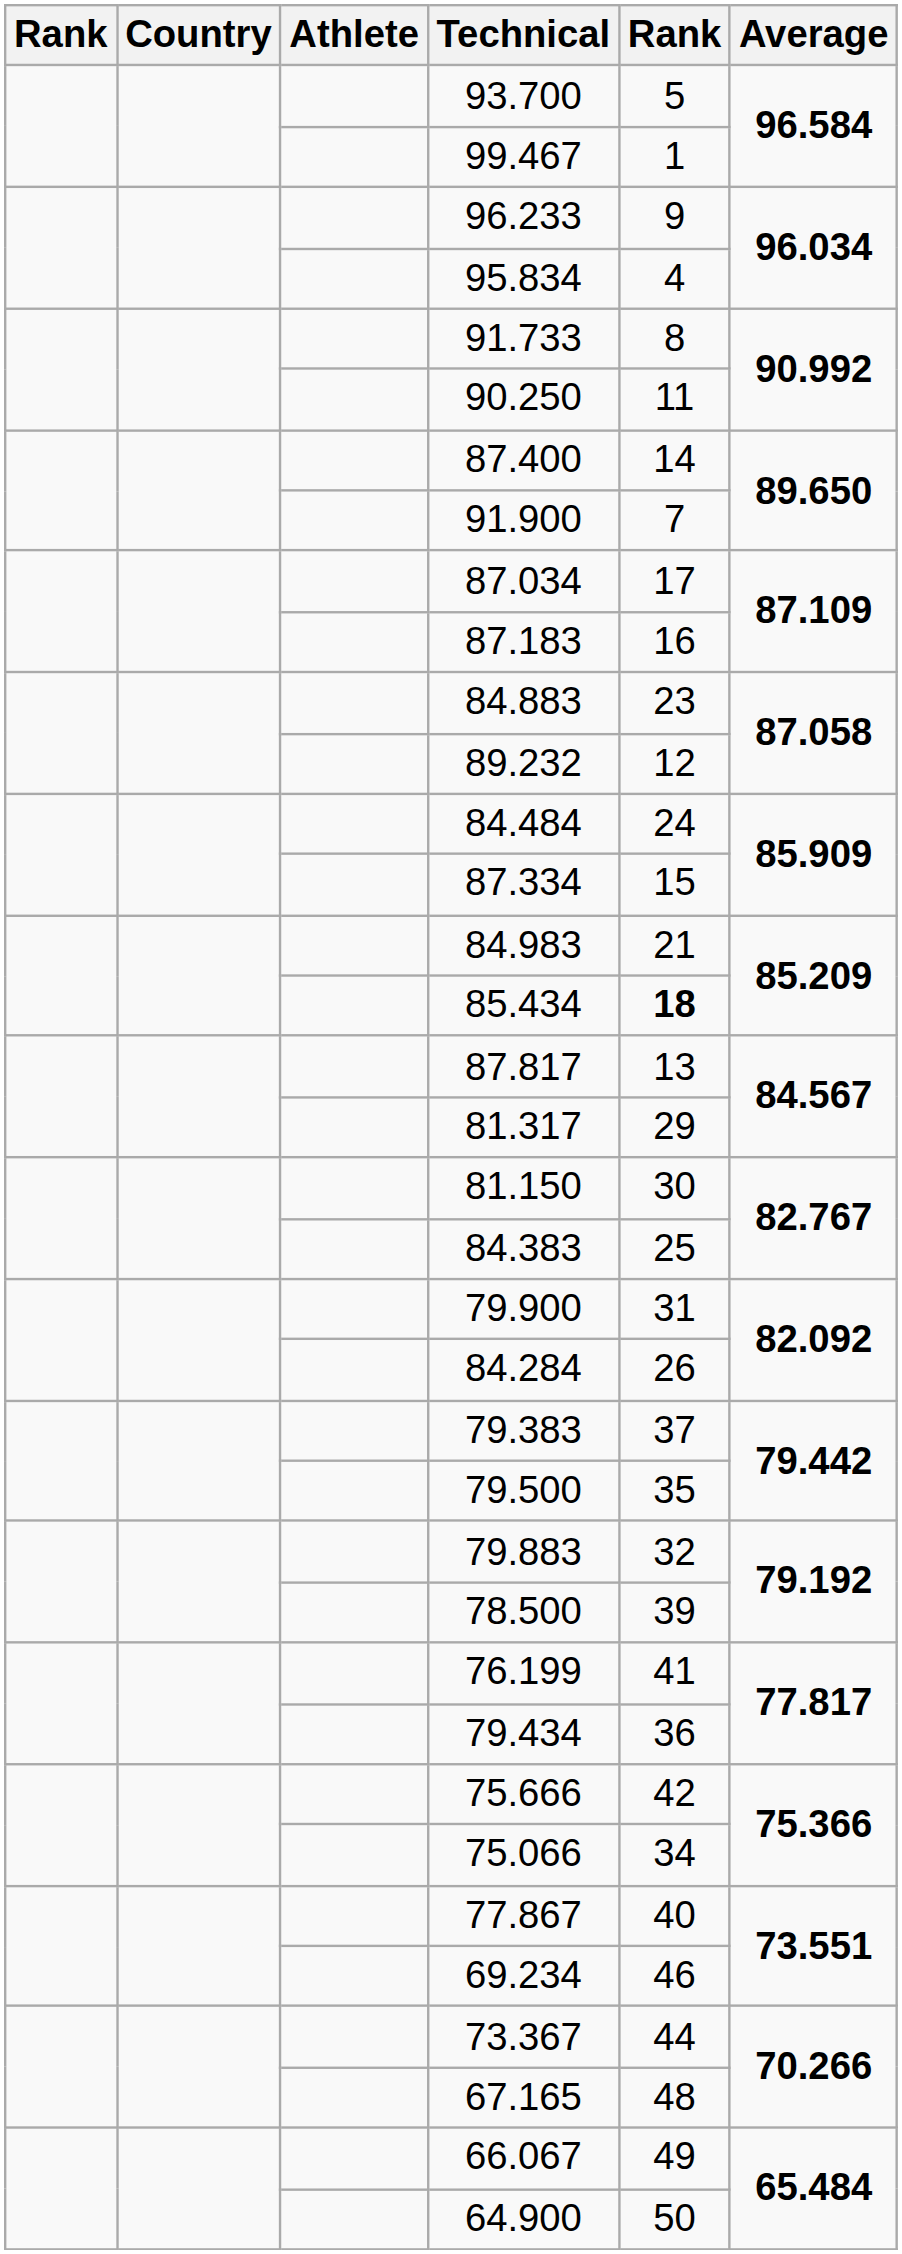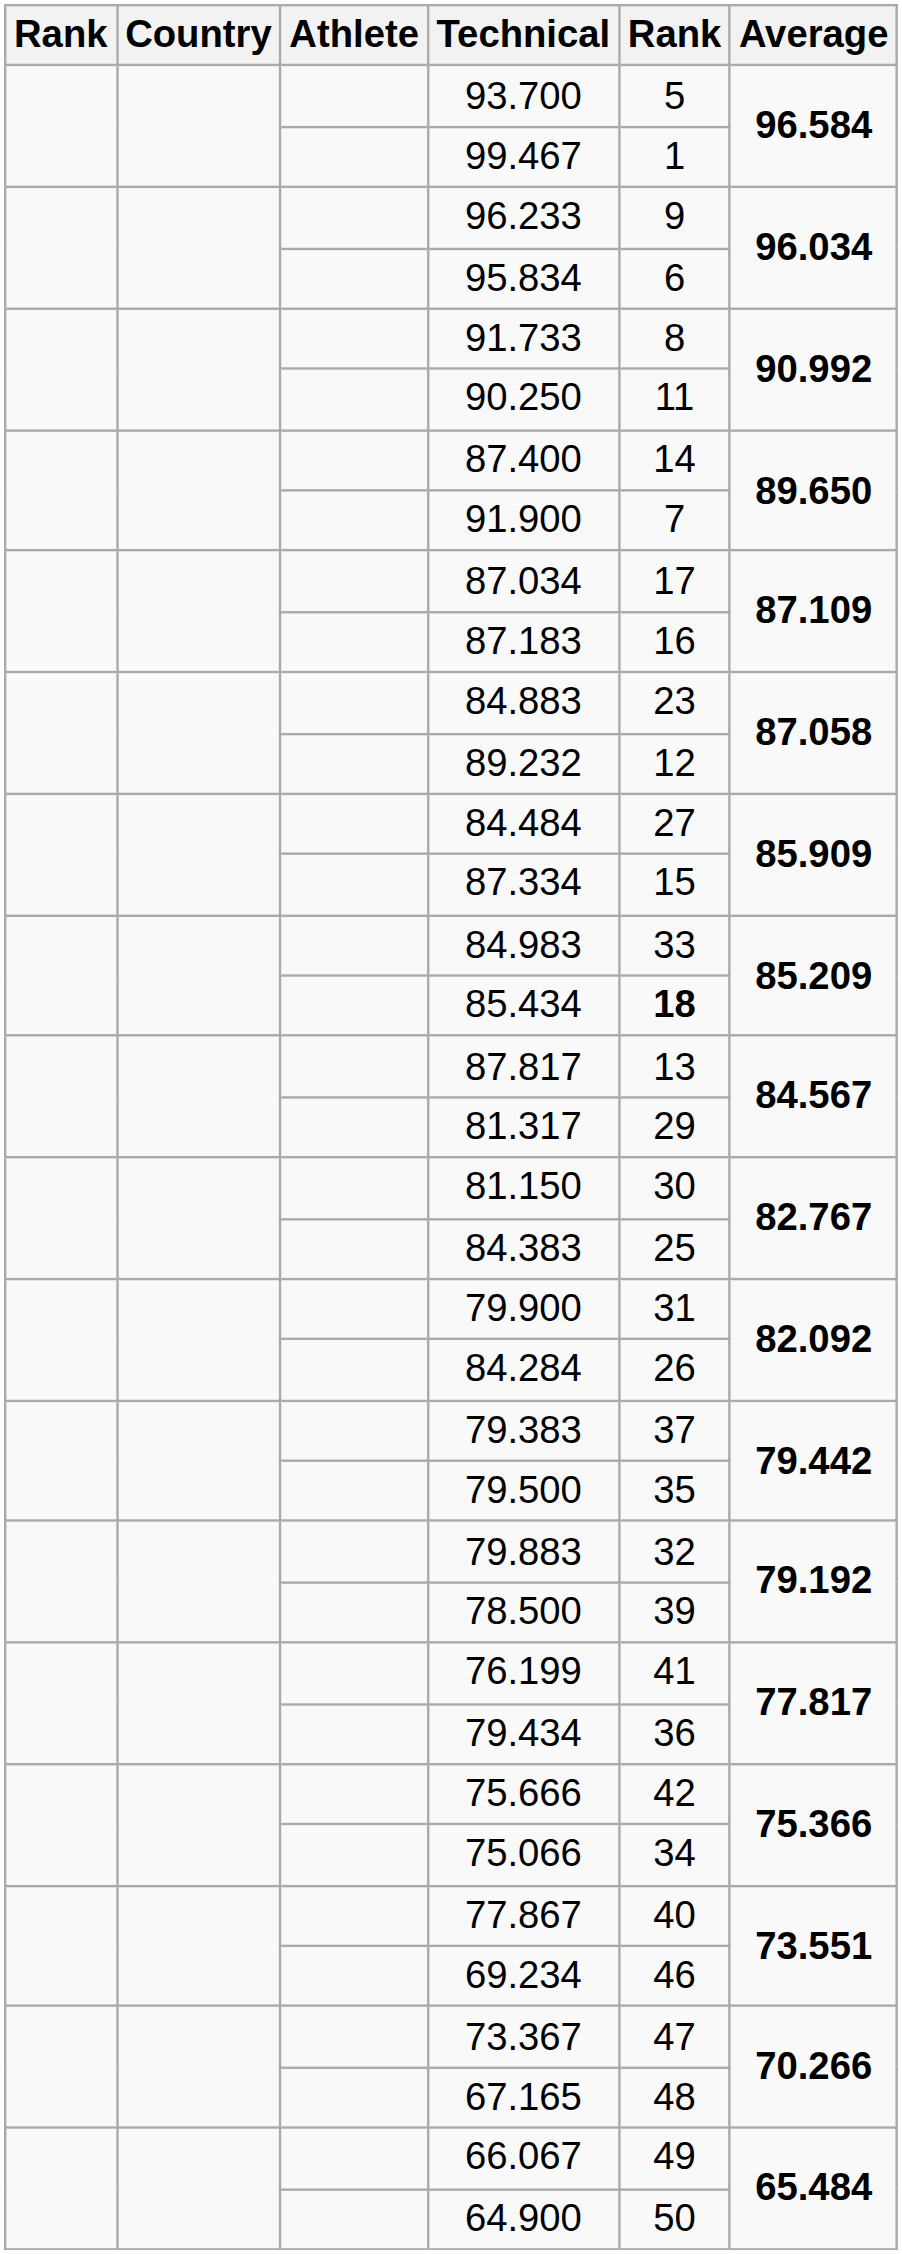(675, 277) 4 -> (675, 277) 6
(675, 823) 24 -> (675, 823) 27
(675, 944) 21 -> (675, 944) 33
(675, 2036) 44 -> (675, 2036) 47
